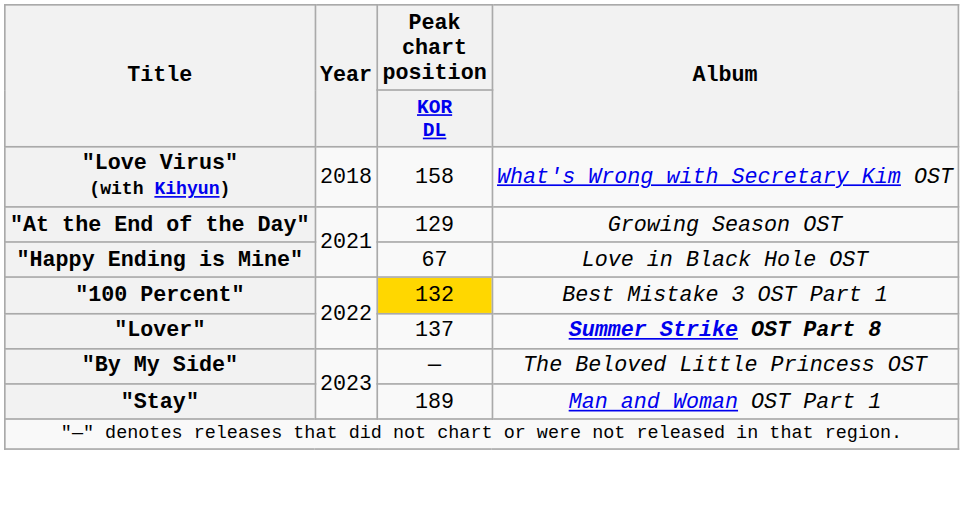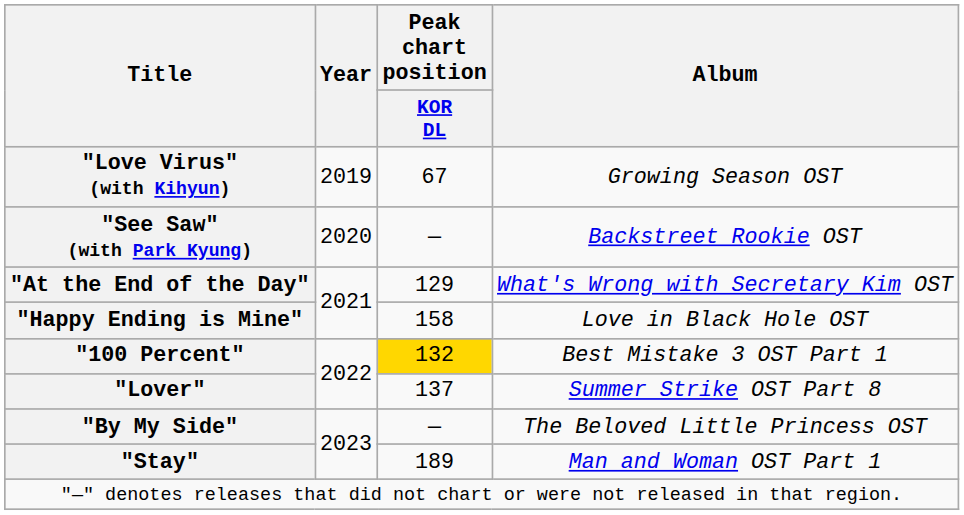(346, 177) 2018 -> (346, 177) 2019
(435, 177) 158 -> (435, 177) 67
(725, 177) What's Wrong with Secretary Kim OST -> (725, 177) Growing Season OST
+ row: (160, 236)
(725, 225) Growing Season OST -> (725, 285) What's Wrong with Secretary Kim OST
(435, 260) 67 -> (435, 320) 158
(725, 331) bold -> (725, 391) normal
